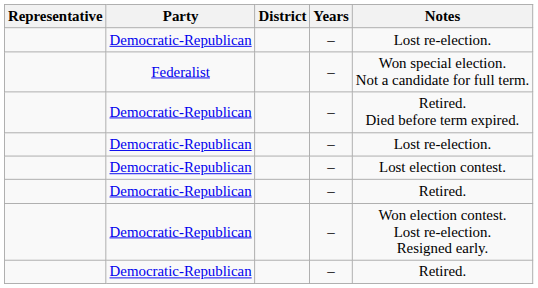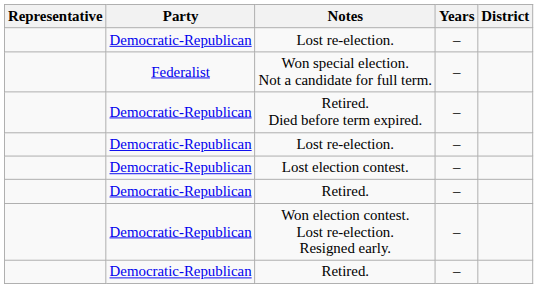columns swapped: (282, 16) <-> (442, 16)
